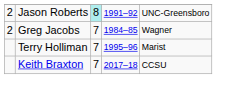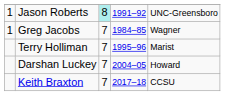(10, 13) 2 -> (10, 13) 1
(10, 30) 2 -> (10, 30) 1
+ row: (57, 64)
